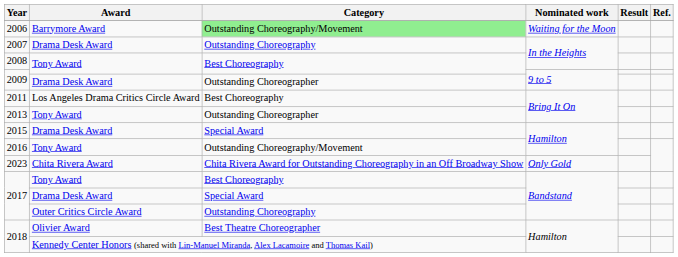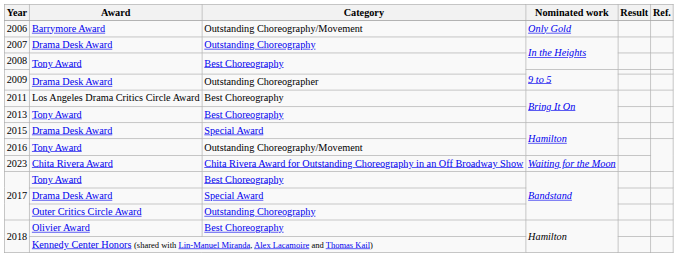(284, 28) lightgreen background -> (284, 28) no background
(572, 28) Waiting for the Moon -> (550, 28) Only Gold
(261, 114) Outstanding Choreographer -> (244, 114) Best Choreography
(550, 163) Only Gold -> (572, 163) Waiting for the Moon
(262, 228) Best Theatre Choreographer -> (244, 228) Best Choreography
